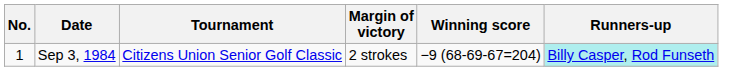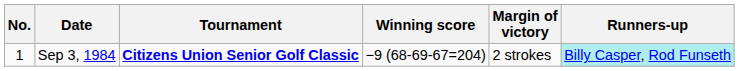columns swapped: (481, 24) <-> (381, 24)
(232, 55) normal -> (241, 55) bold
